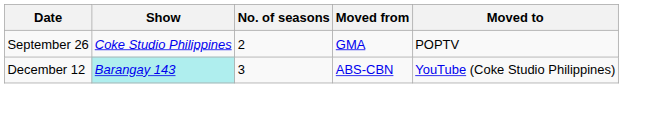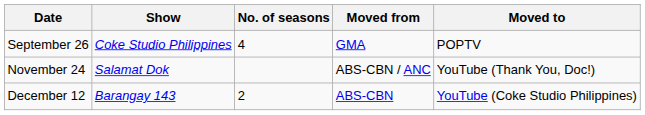(241, 44) 2 -> (241, 44) 4
+ row: (46, 70)
(135, 70) paleturquoise background -> (135, 96) no background
(241, 70) 3 -> (241, 96) 2
